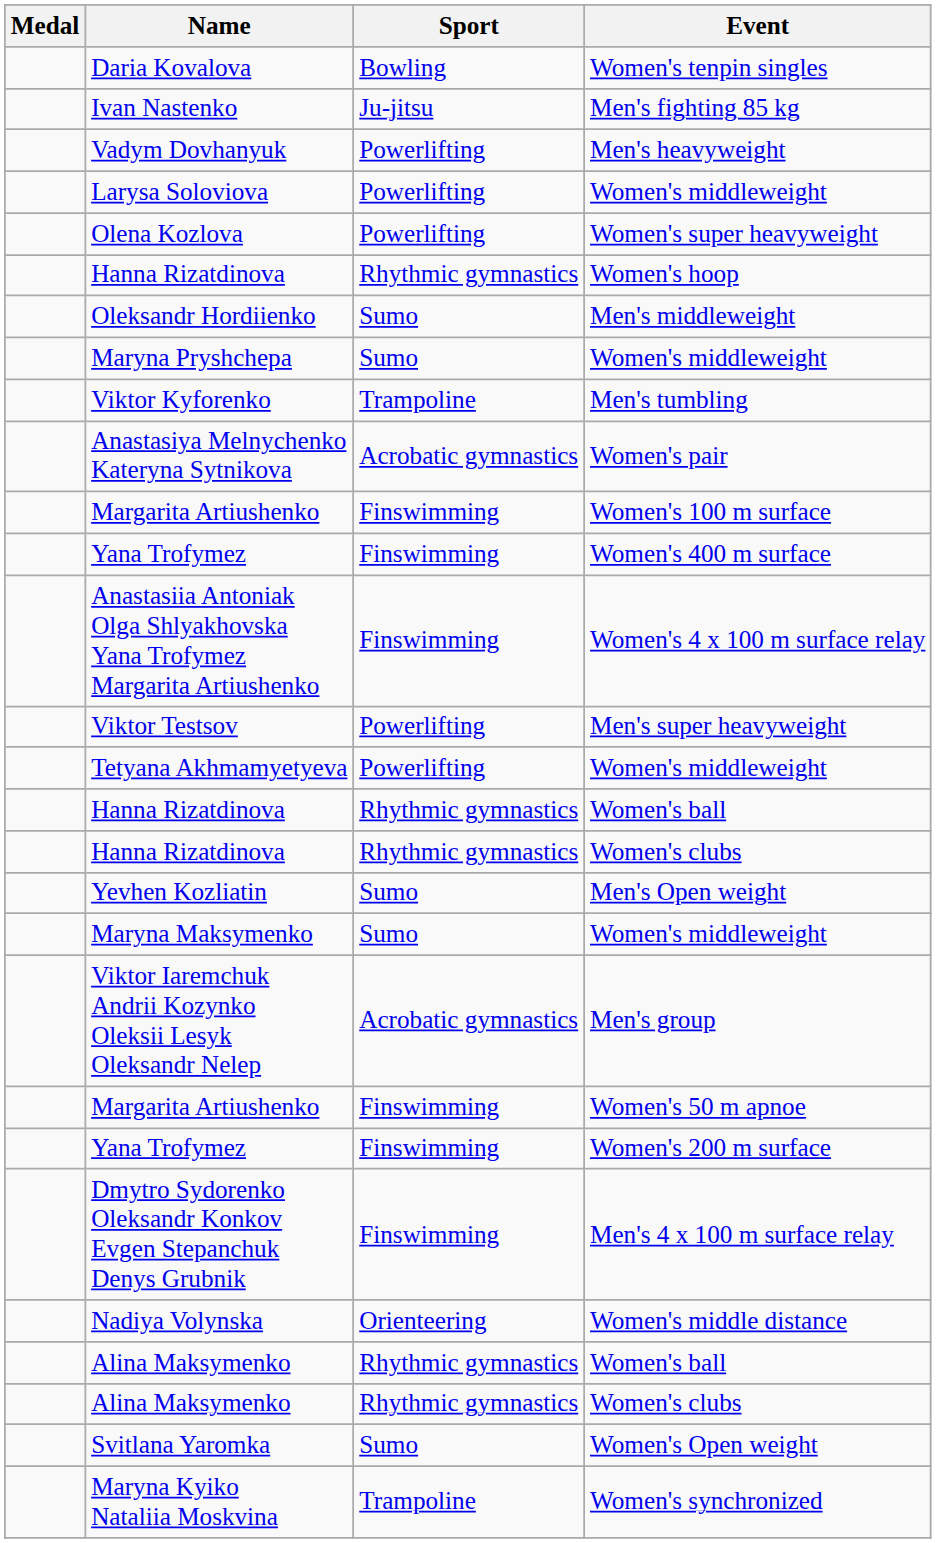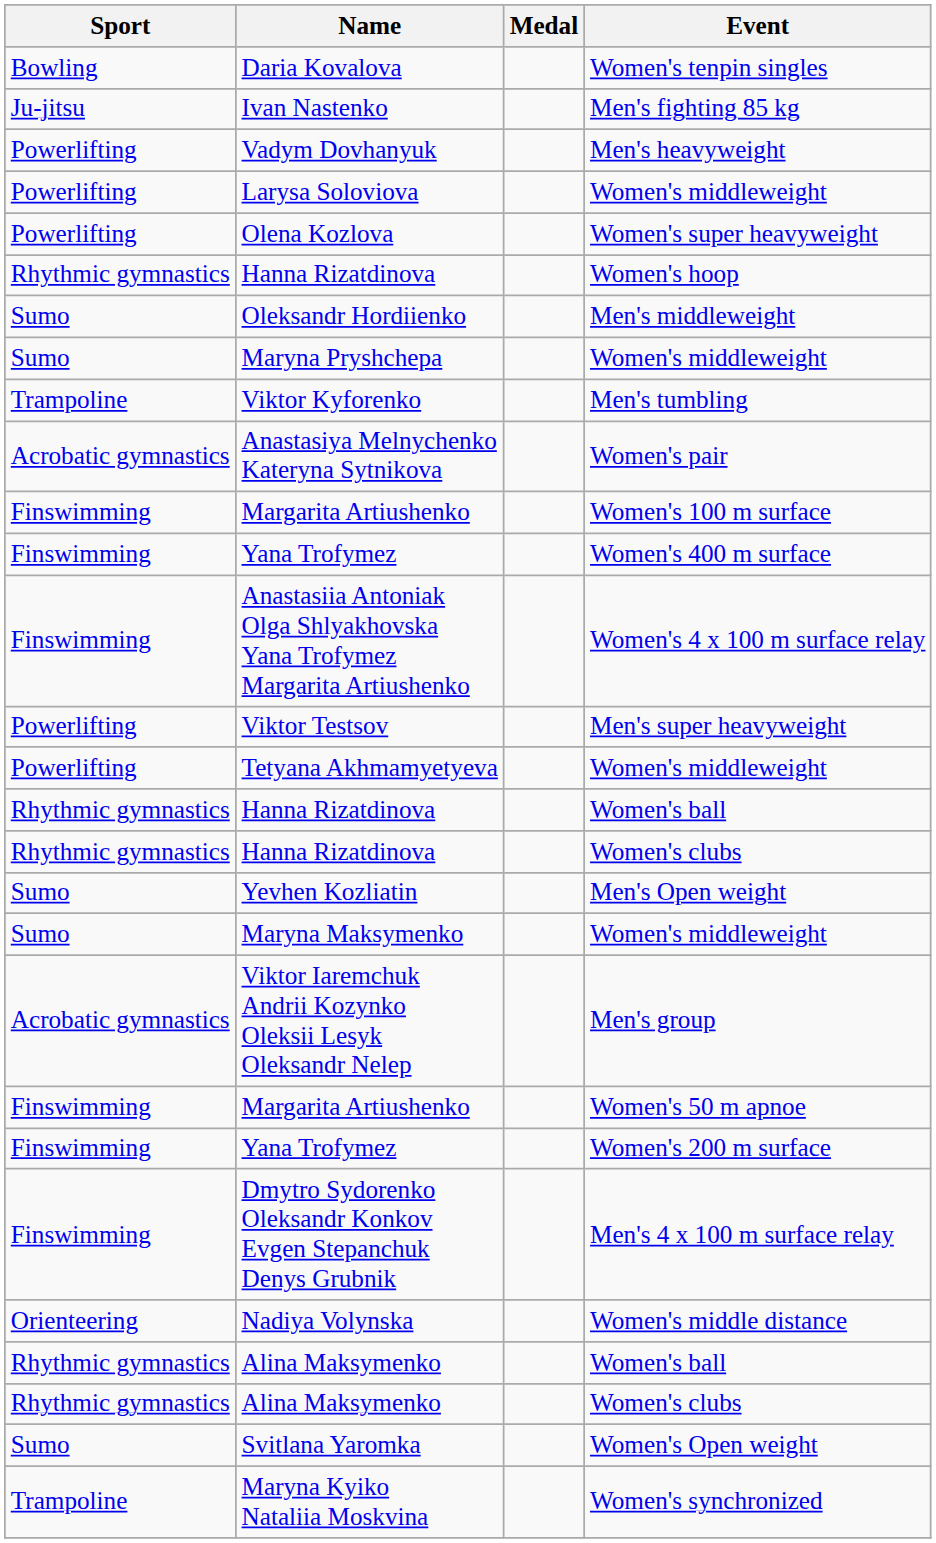columns swapped: (45, 25) <-> (469, 25)
